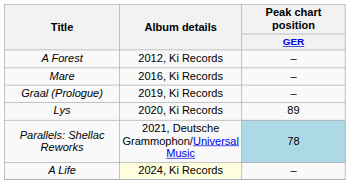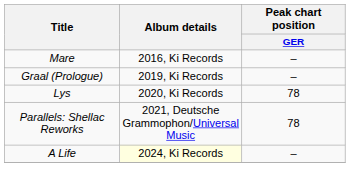- row: (62, 58)
(294, 111) 89 -> (294, 93) 78
(294, 141) lightblue background -> (294, 123) no background
